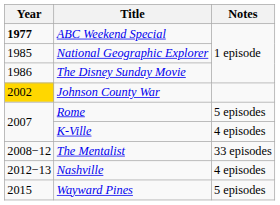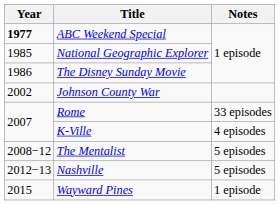(20, 92) gold background -> (20, 92) no background
(240, 111) 5 episodes -> (243, 111) 33 episodes
(243, 151) 33 episodes -> (240, 151) 5 episodes
(240, 170) 4 episodes -> (240, 170) 5 episodes
(240, 190) 5 episodes -> (237, 190) 1 episode
